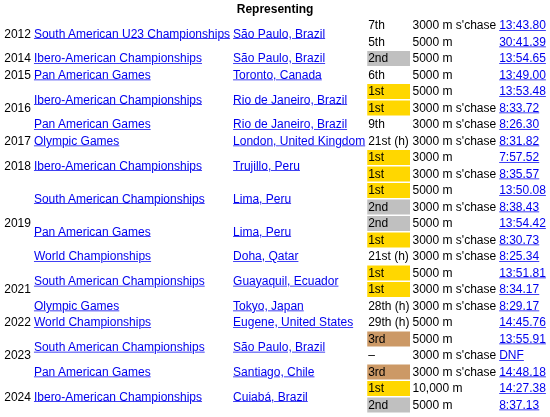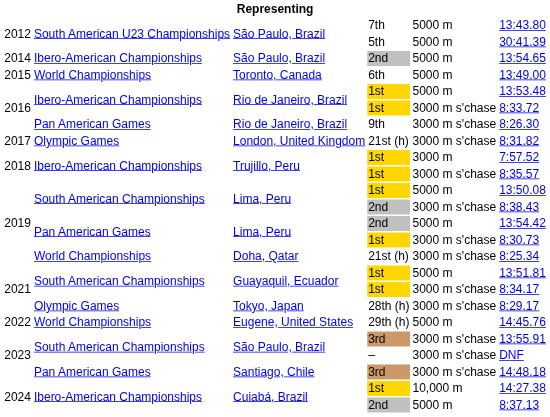(454, 25) 3000 m s'chase -> (433, 25) 5000 m
(92, 75) Pan American Games -> (93, 75) World Championships
(433, 339) 5000 m -> (454, 339) 3000 m s'chase
